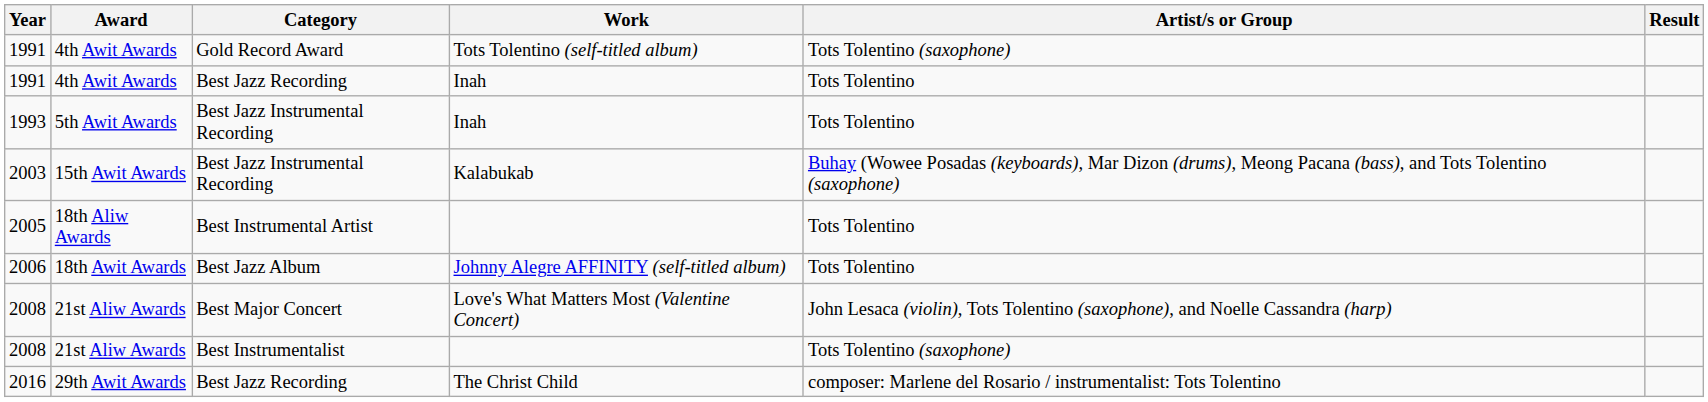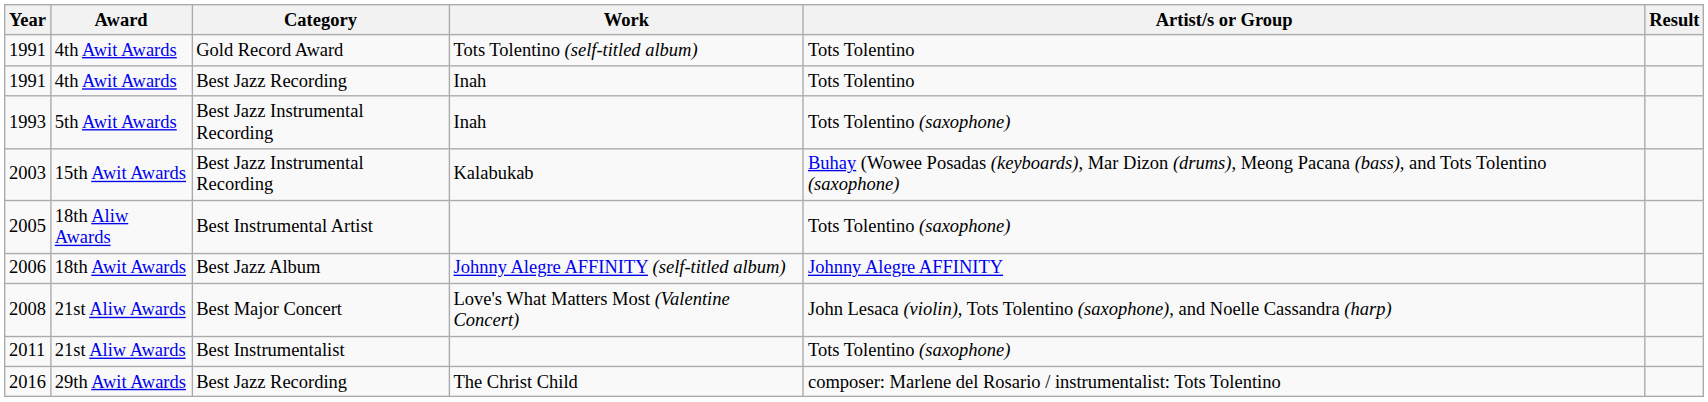(909, 49) Tots Tolentino (saxophone) -> (861, 49) Tots Tolentino
(861, 121) Tots Tolentino -> (909, 121) Tots Tolentino (saxophone)
(861, 226) Tots Tolentino -> (909, 226) Tots Tolentino (saxophone)
(861, 267) Tots Tolentino -> (906, 267) Johnny Alegre AFFINITY
(28, 350) 2008 -> (27, 350) 2011
